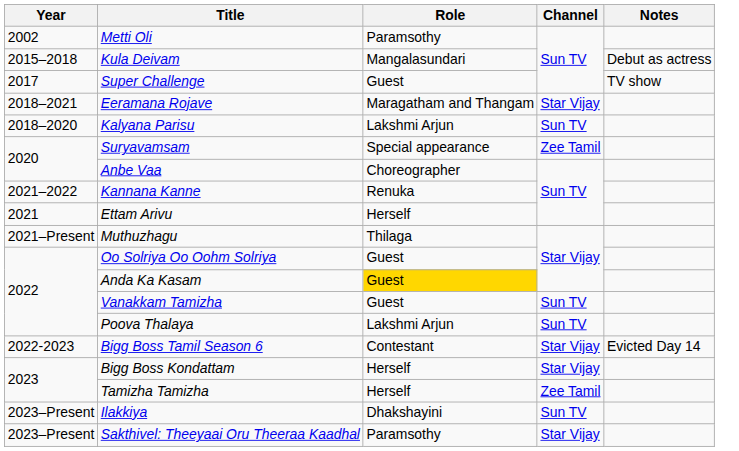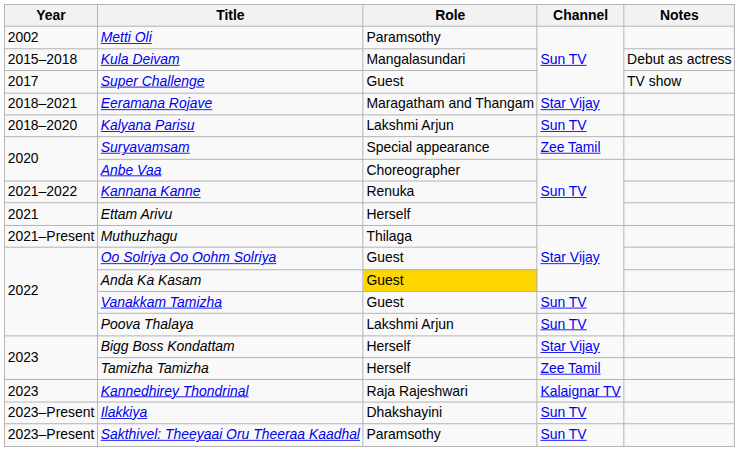- row: (182, 346)
+ row: (175, 390)
(570, 434) Star Vijay -> (564, 434) Sun TV
